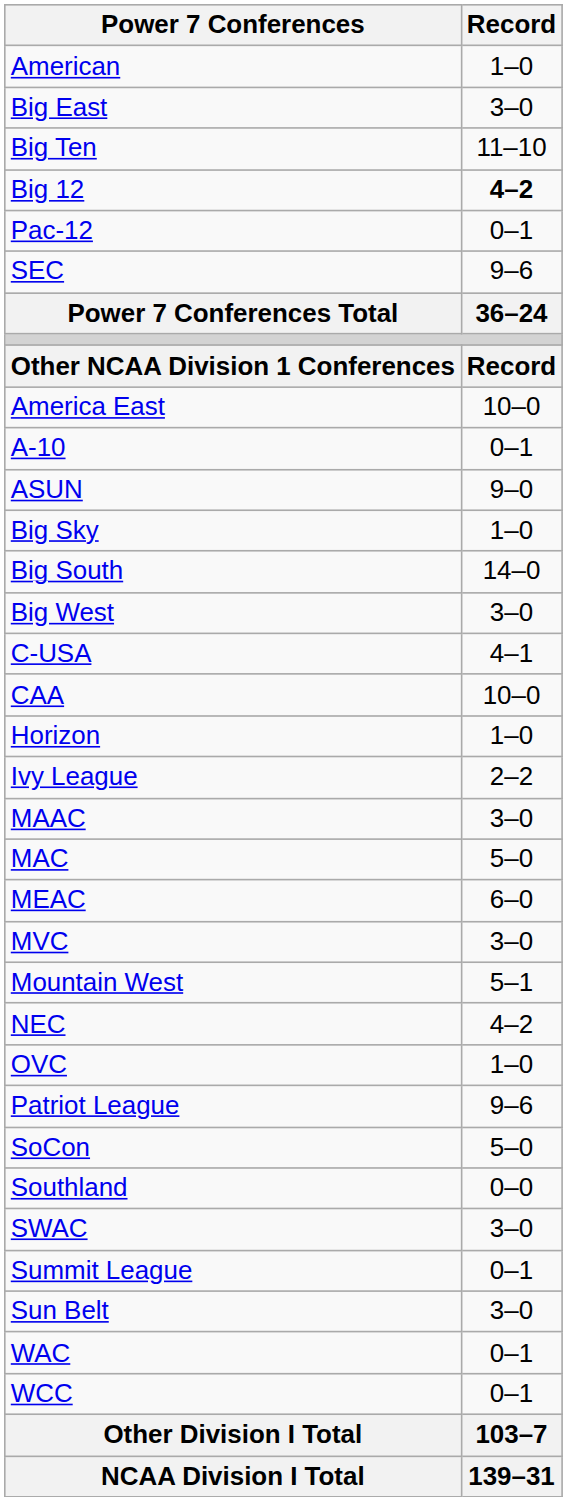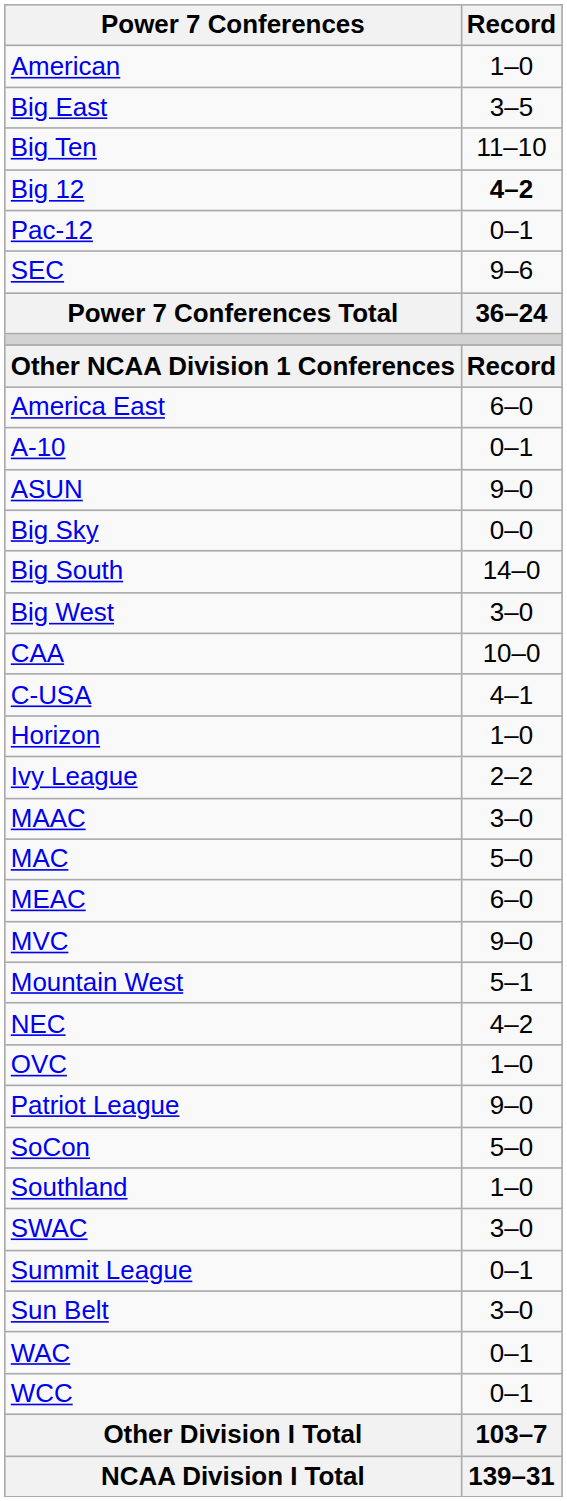(511, 107) 3–0 -> (511, 107) 3–5
(511, 406) 10–0 -> (511, 406) 6–0
(511, 530) 1–0 -> (511, 530) 0–0
rows swapped: (37, 694) <-> (51, 653)
(511, 941) 3–0 -> (511, 941) 9–0
(511, 1105) 9–6 -> (511, 1105) 9–0
(511, 1188) 0–0 -> (511, 1188) 1–0
